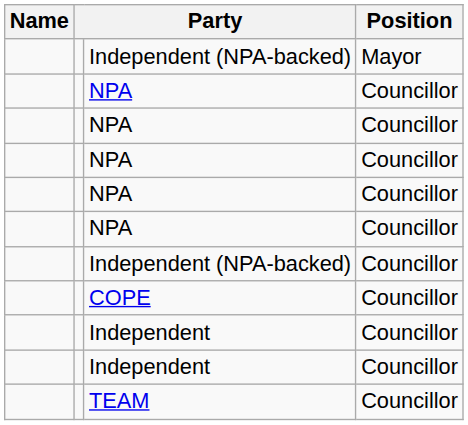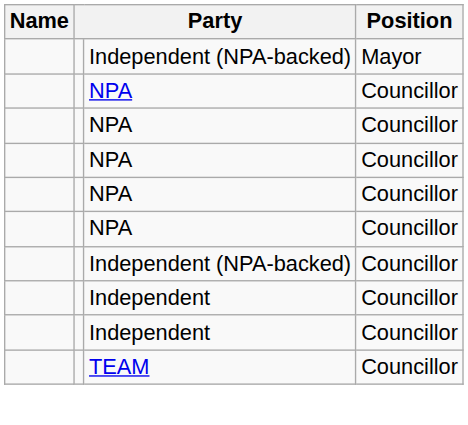- row: (120, 297)
